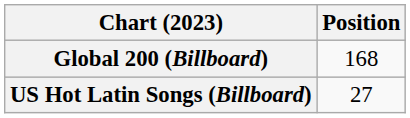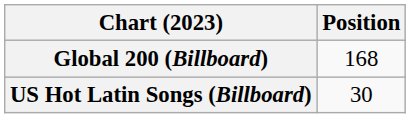(361, 94) 27 -> (361, 94) 30
